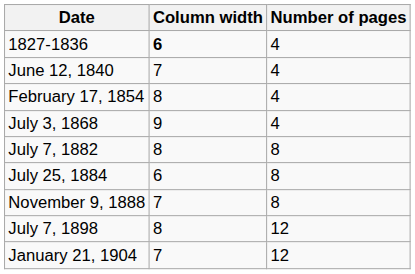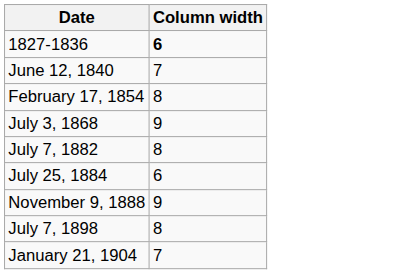- column: (339, 17)
(158, 202) 7 -> (158, 202) 9
